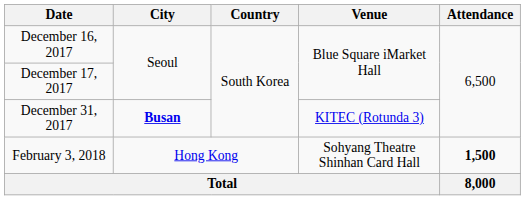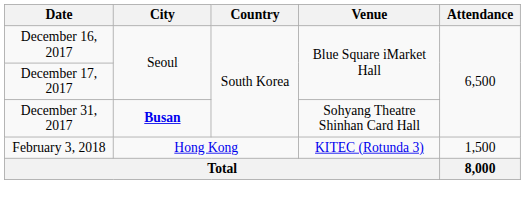(369, 118) KITEC (Rotunda 3) -> (369, 118) Sohyang Theatre Shinhan Card Hall
(369, 155) Sohyang Theatre Shinhan Card Hall -> (369, 147) KITEC (Rotunda 3)
(480, 155) bold -> (480, 147) normal
